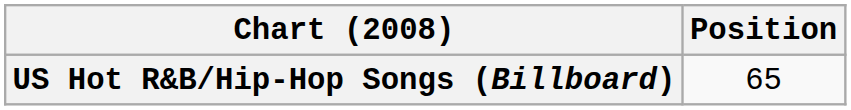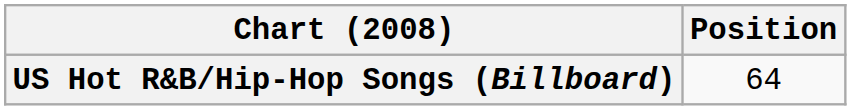(764, 80) 65 -> (764, 80) 64
